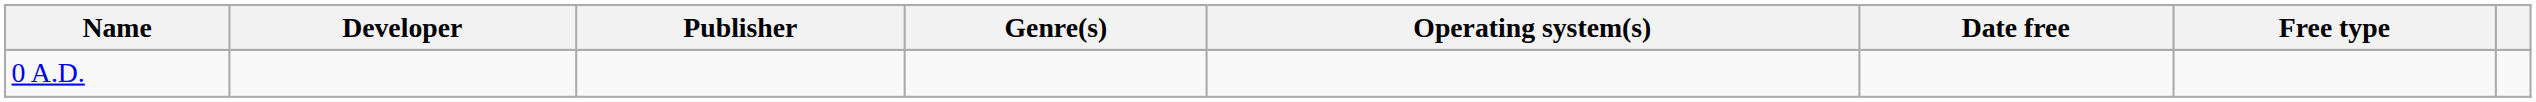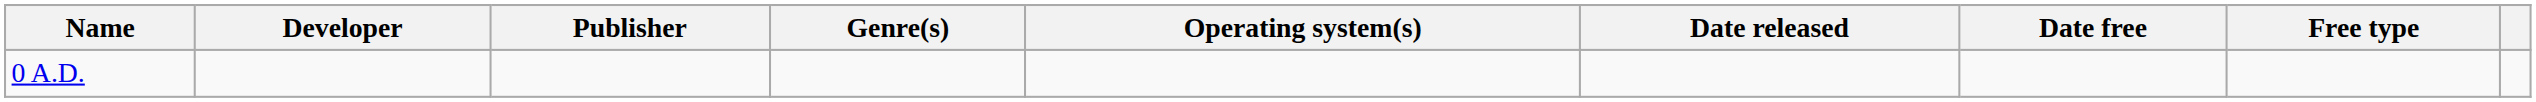+ column: (1770, 26)
